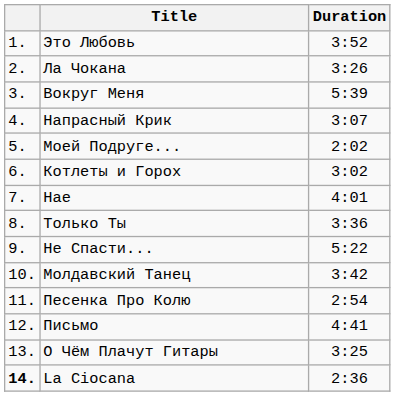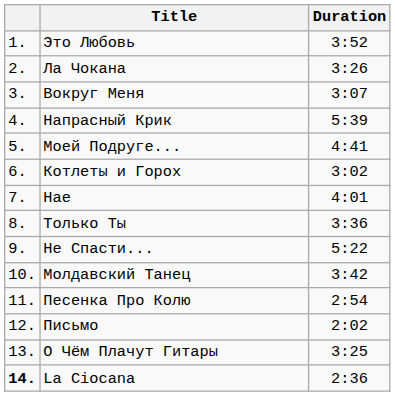(349, 94) 5:39 -> (349, 94) 3:07
(349, 120) 3:07 -> (349, 120) 5:39
(349, 146) 2:02 -> (349, 146) 4:41
(349, 326) 4:41 -> (349, 326) 2:02
